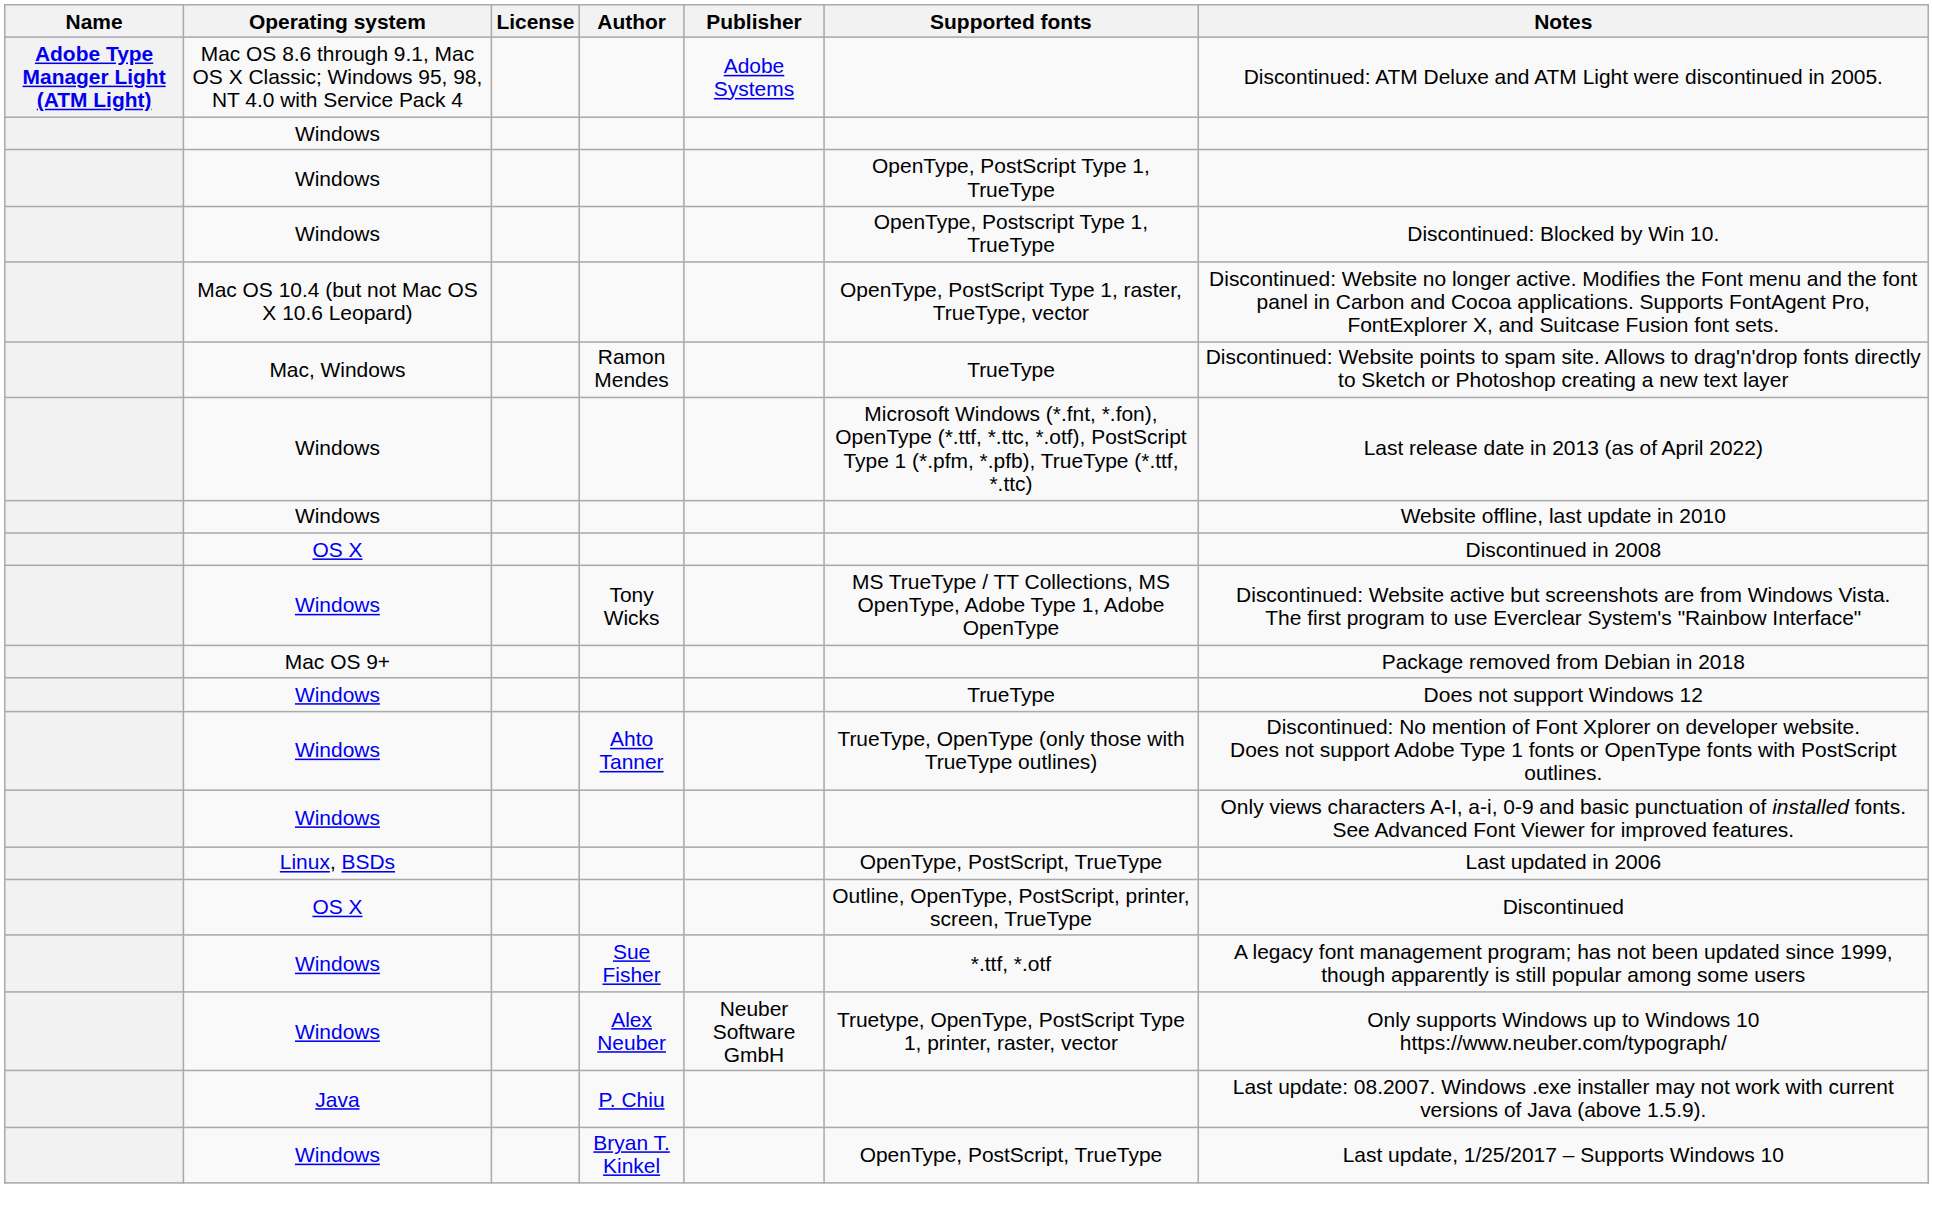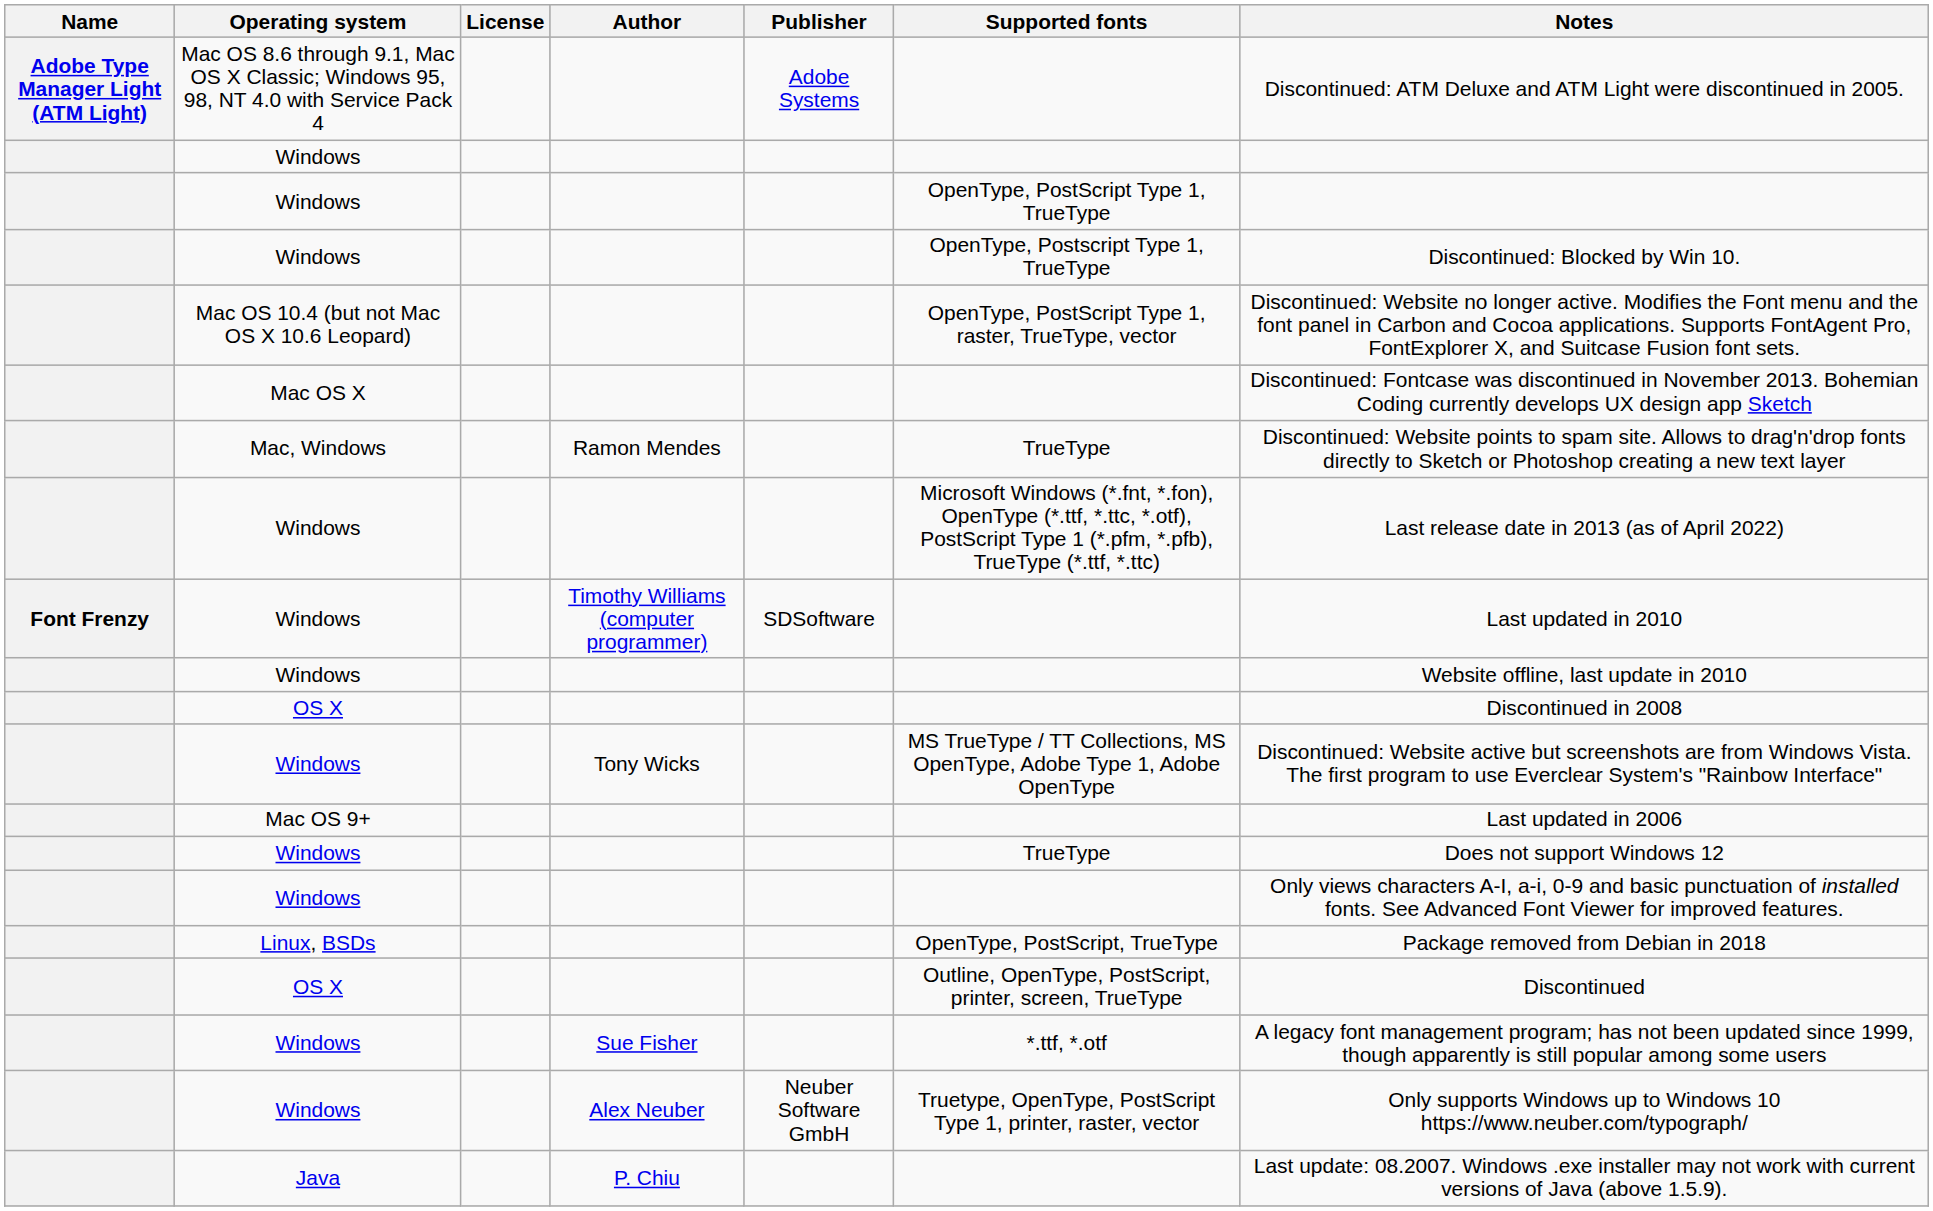+ row: (318, 392)
+ row: (318, 618)
(1563, 661) Package removed from Debian in 2018 -> (1584, 820) Last updated in 2006
- row: (337, 750)
(1563, 863) Last updated in 2006 -> (1584, 942) Package removed from Debian in 2018
- row: (337, 1155)
